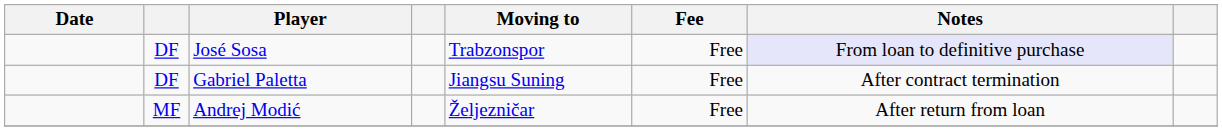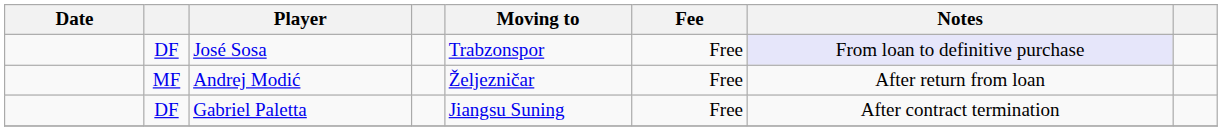rows swapped: (247, 110) <-> (250, 79)
